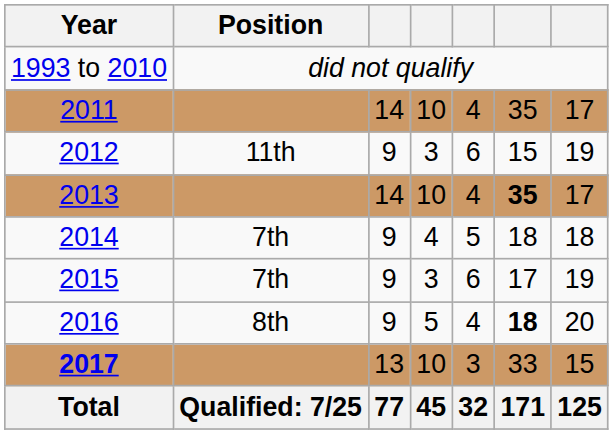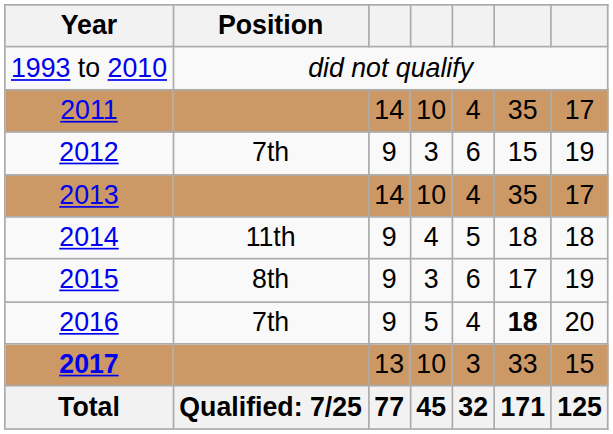(271, 152) 11th -> (271, 152) 7th
(523, 195) bold -> (523, 195) normal
(271, 237) 7th -> (271, 237) 11th
(271, 279) 7th -> (271, 279) 8th
(271, 322) 8th -> (271, 322) 7th
